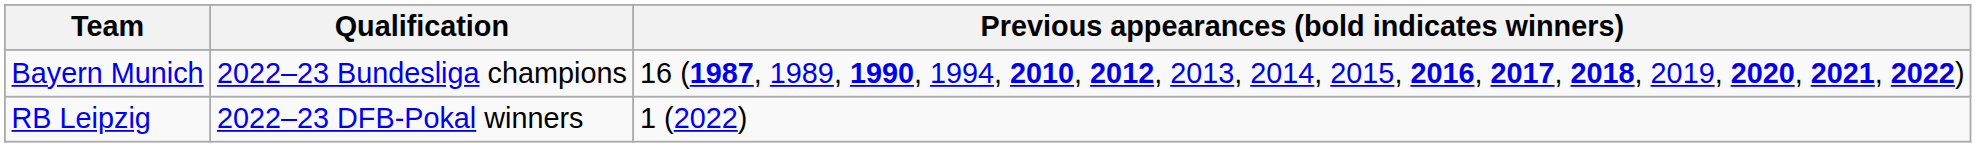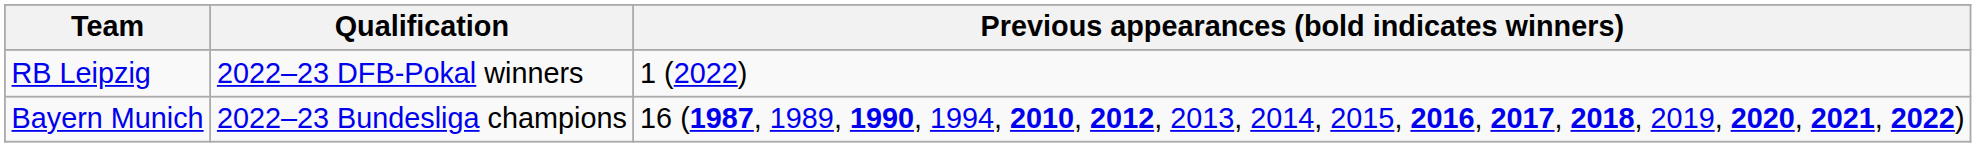rows swapped: (108, 73) <-> (81, 118)
